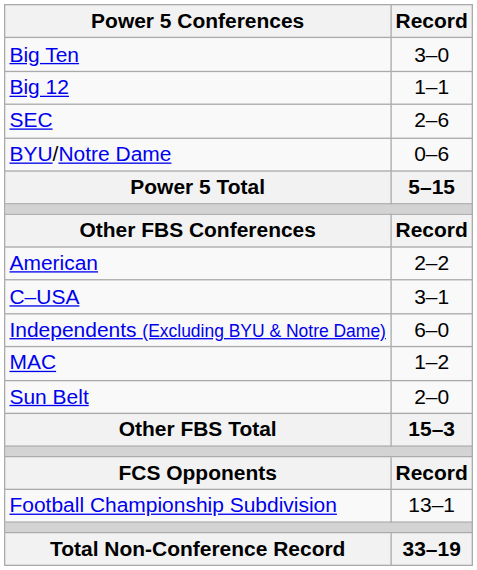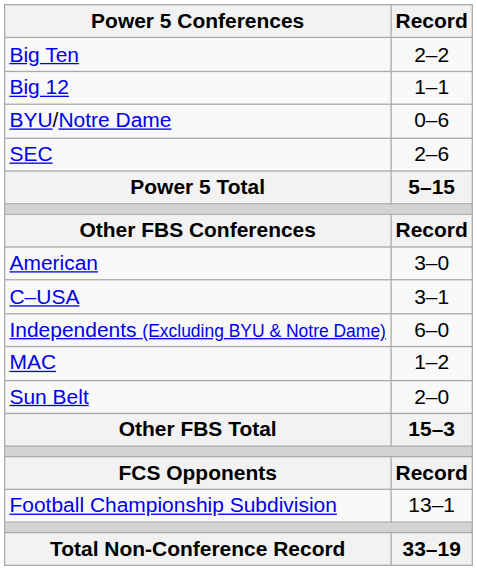(432, 54) 3–0 -> (432, 54) 2–2
rows swapped: (90, 154) <-> (31, 120)
(432, 263) 2–2 -> (432, 263) 3–0
